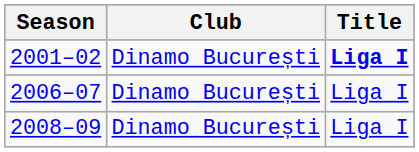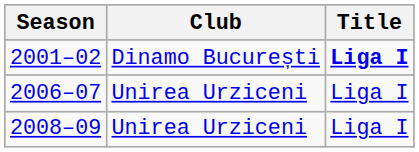(216, 93) Dinamo București -> (209, 93) Unirea Urziceni
(216, 129) Dinamo București -> (209, 129) Unirea Urziceni
